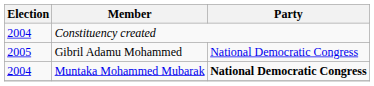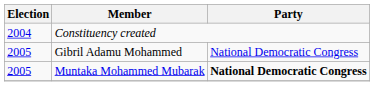(19, 71) 2004 -> (19, 71) 2005
